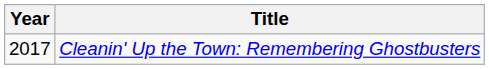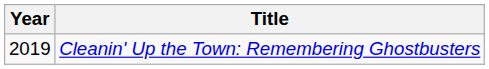(30, 49) 2017 -> (30, 49) 2019
